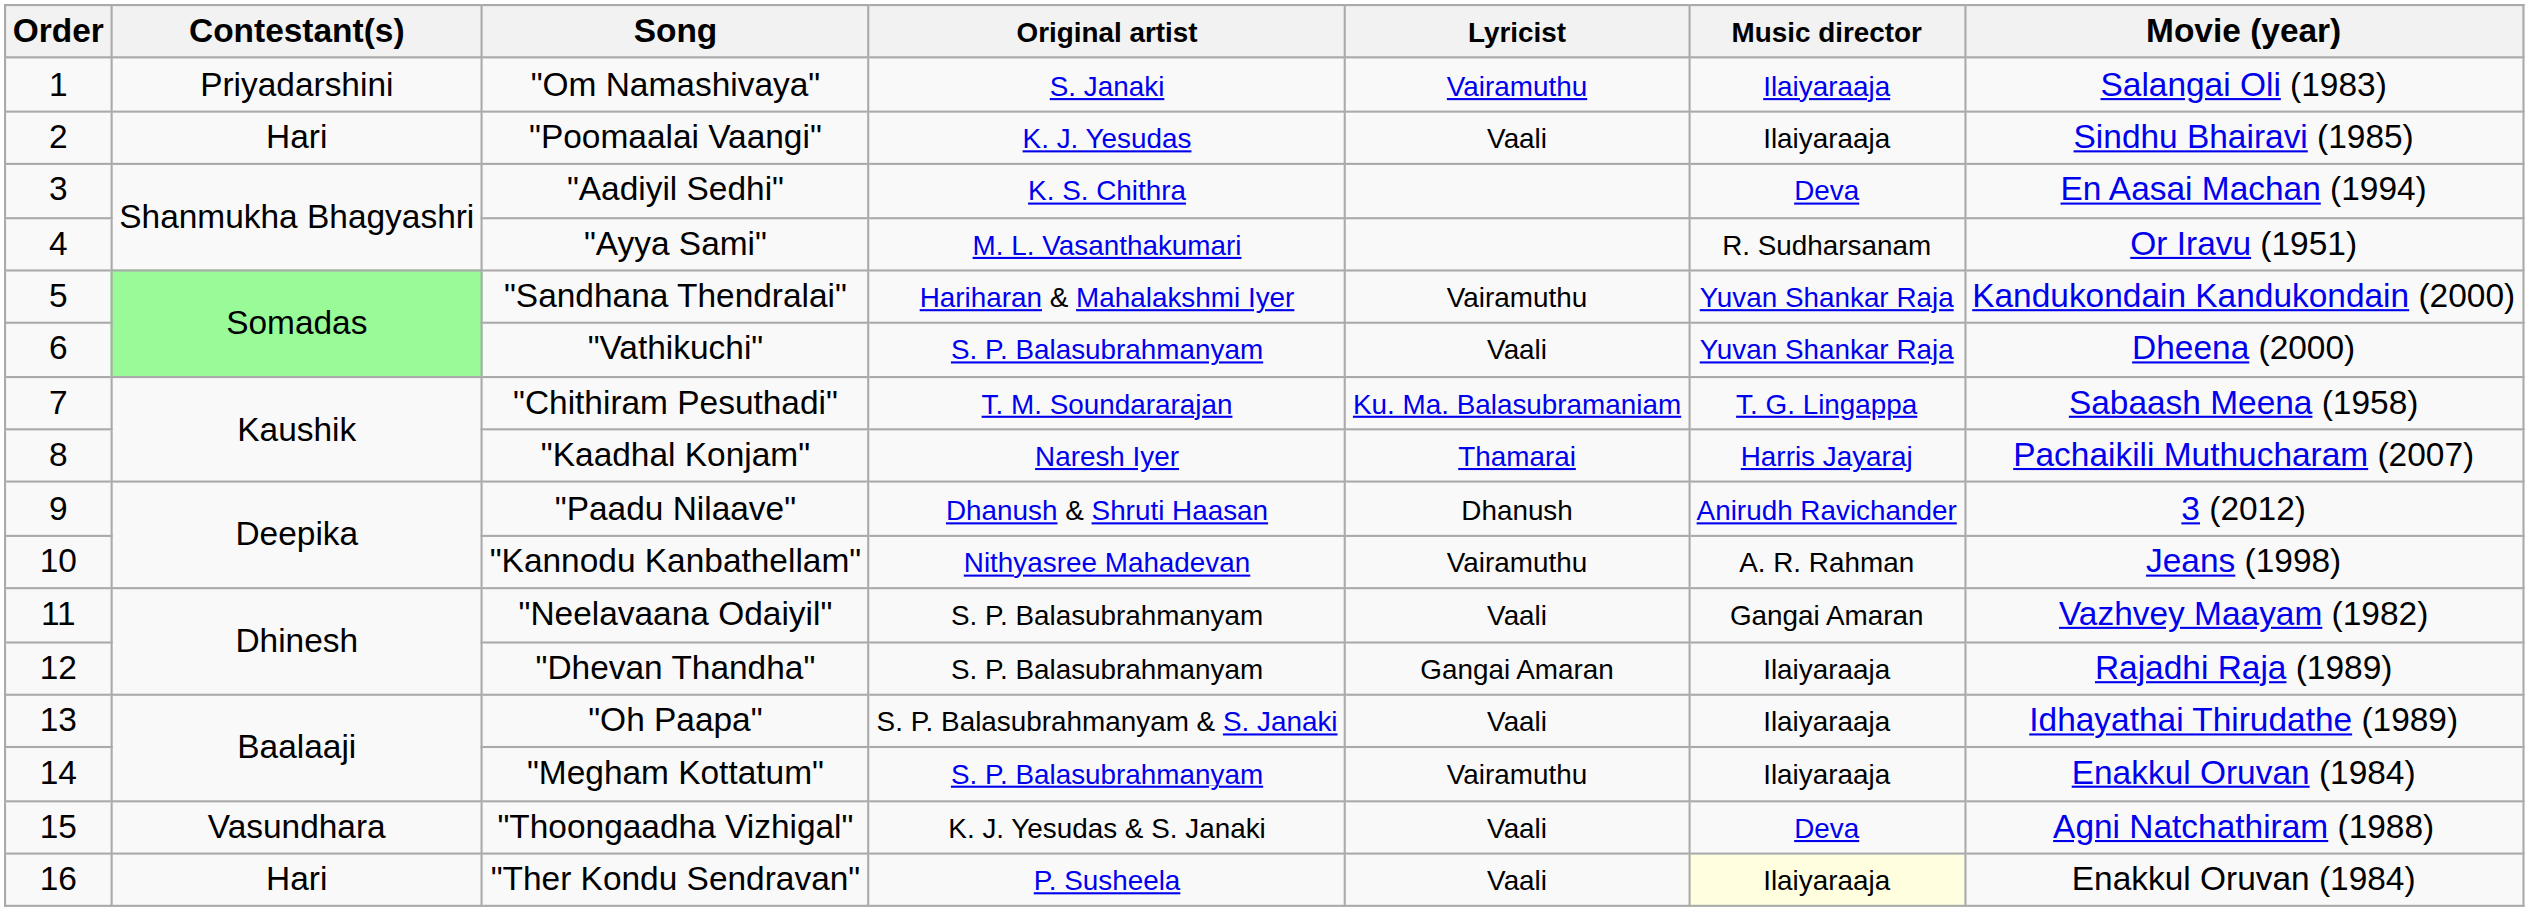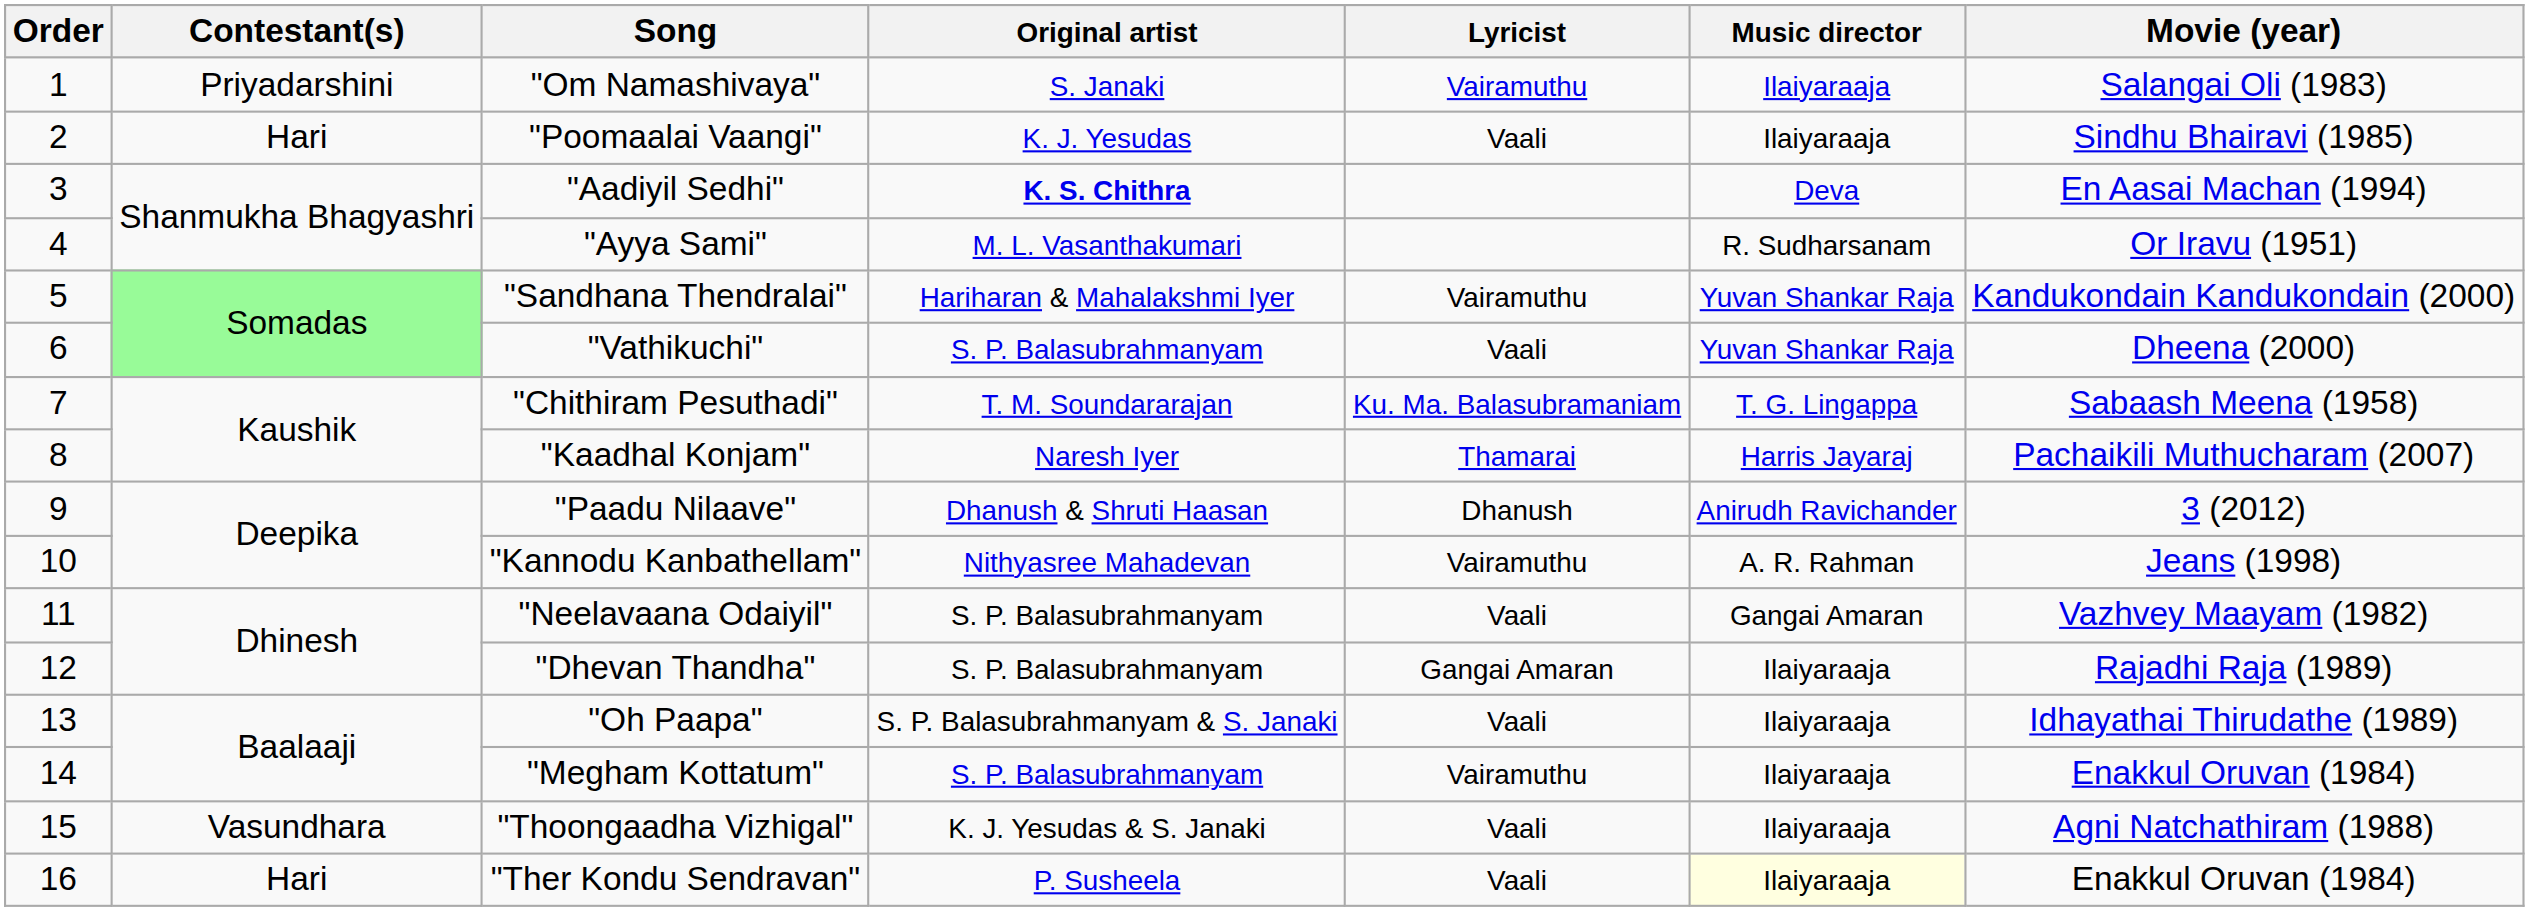(1107, 192) normal -> (1107, 190) bold
(1827, 828) Deva -> (1827, 828) Ilaiyaraaja
